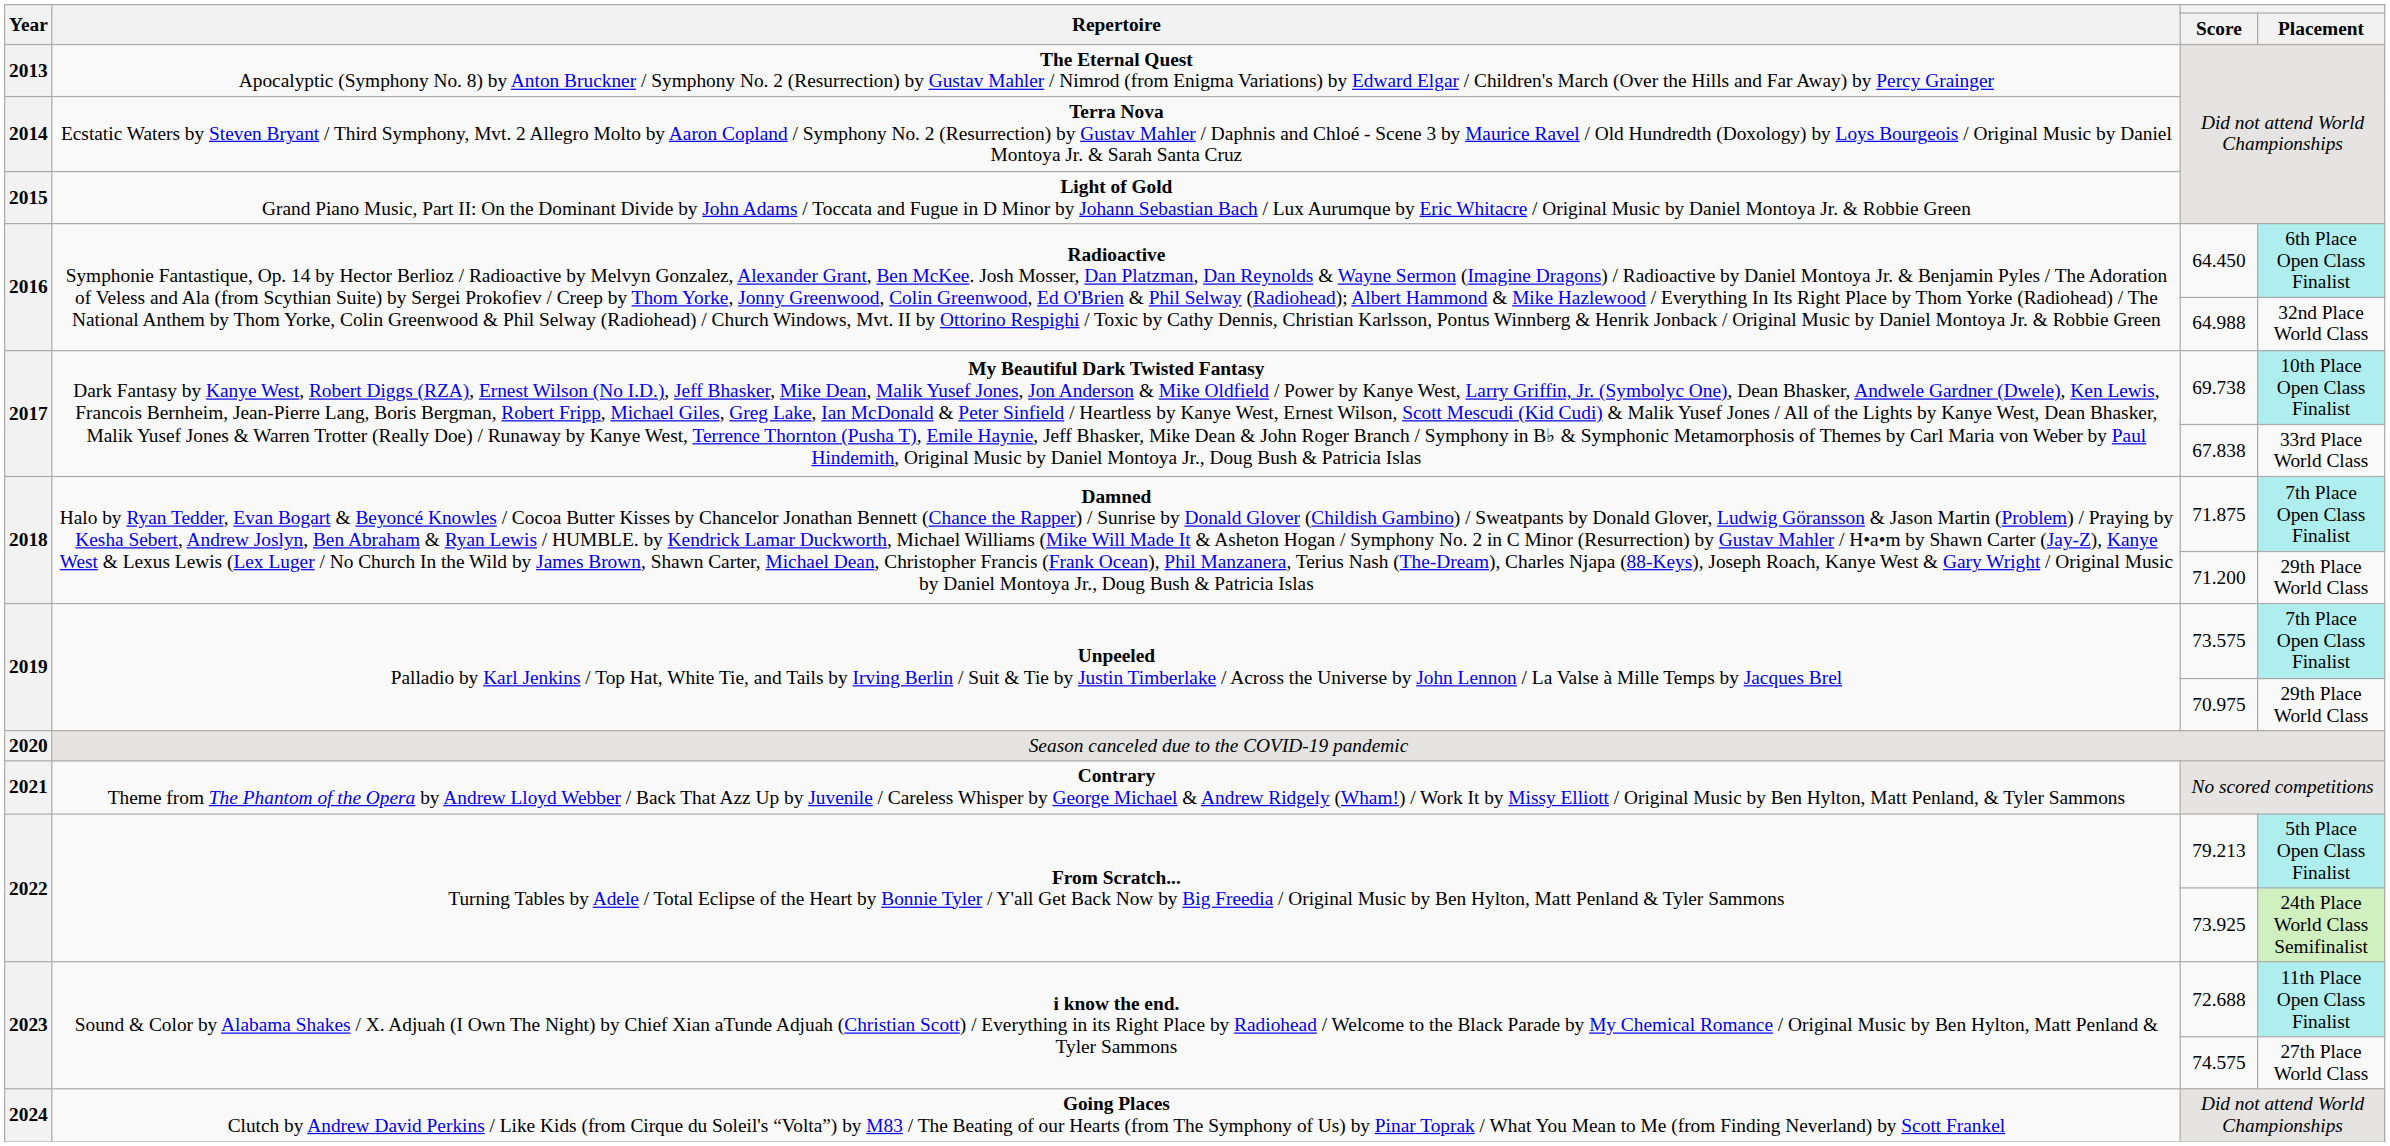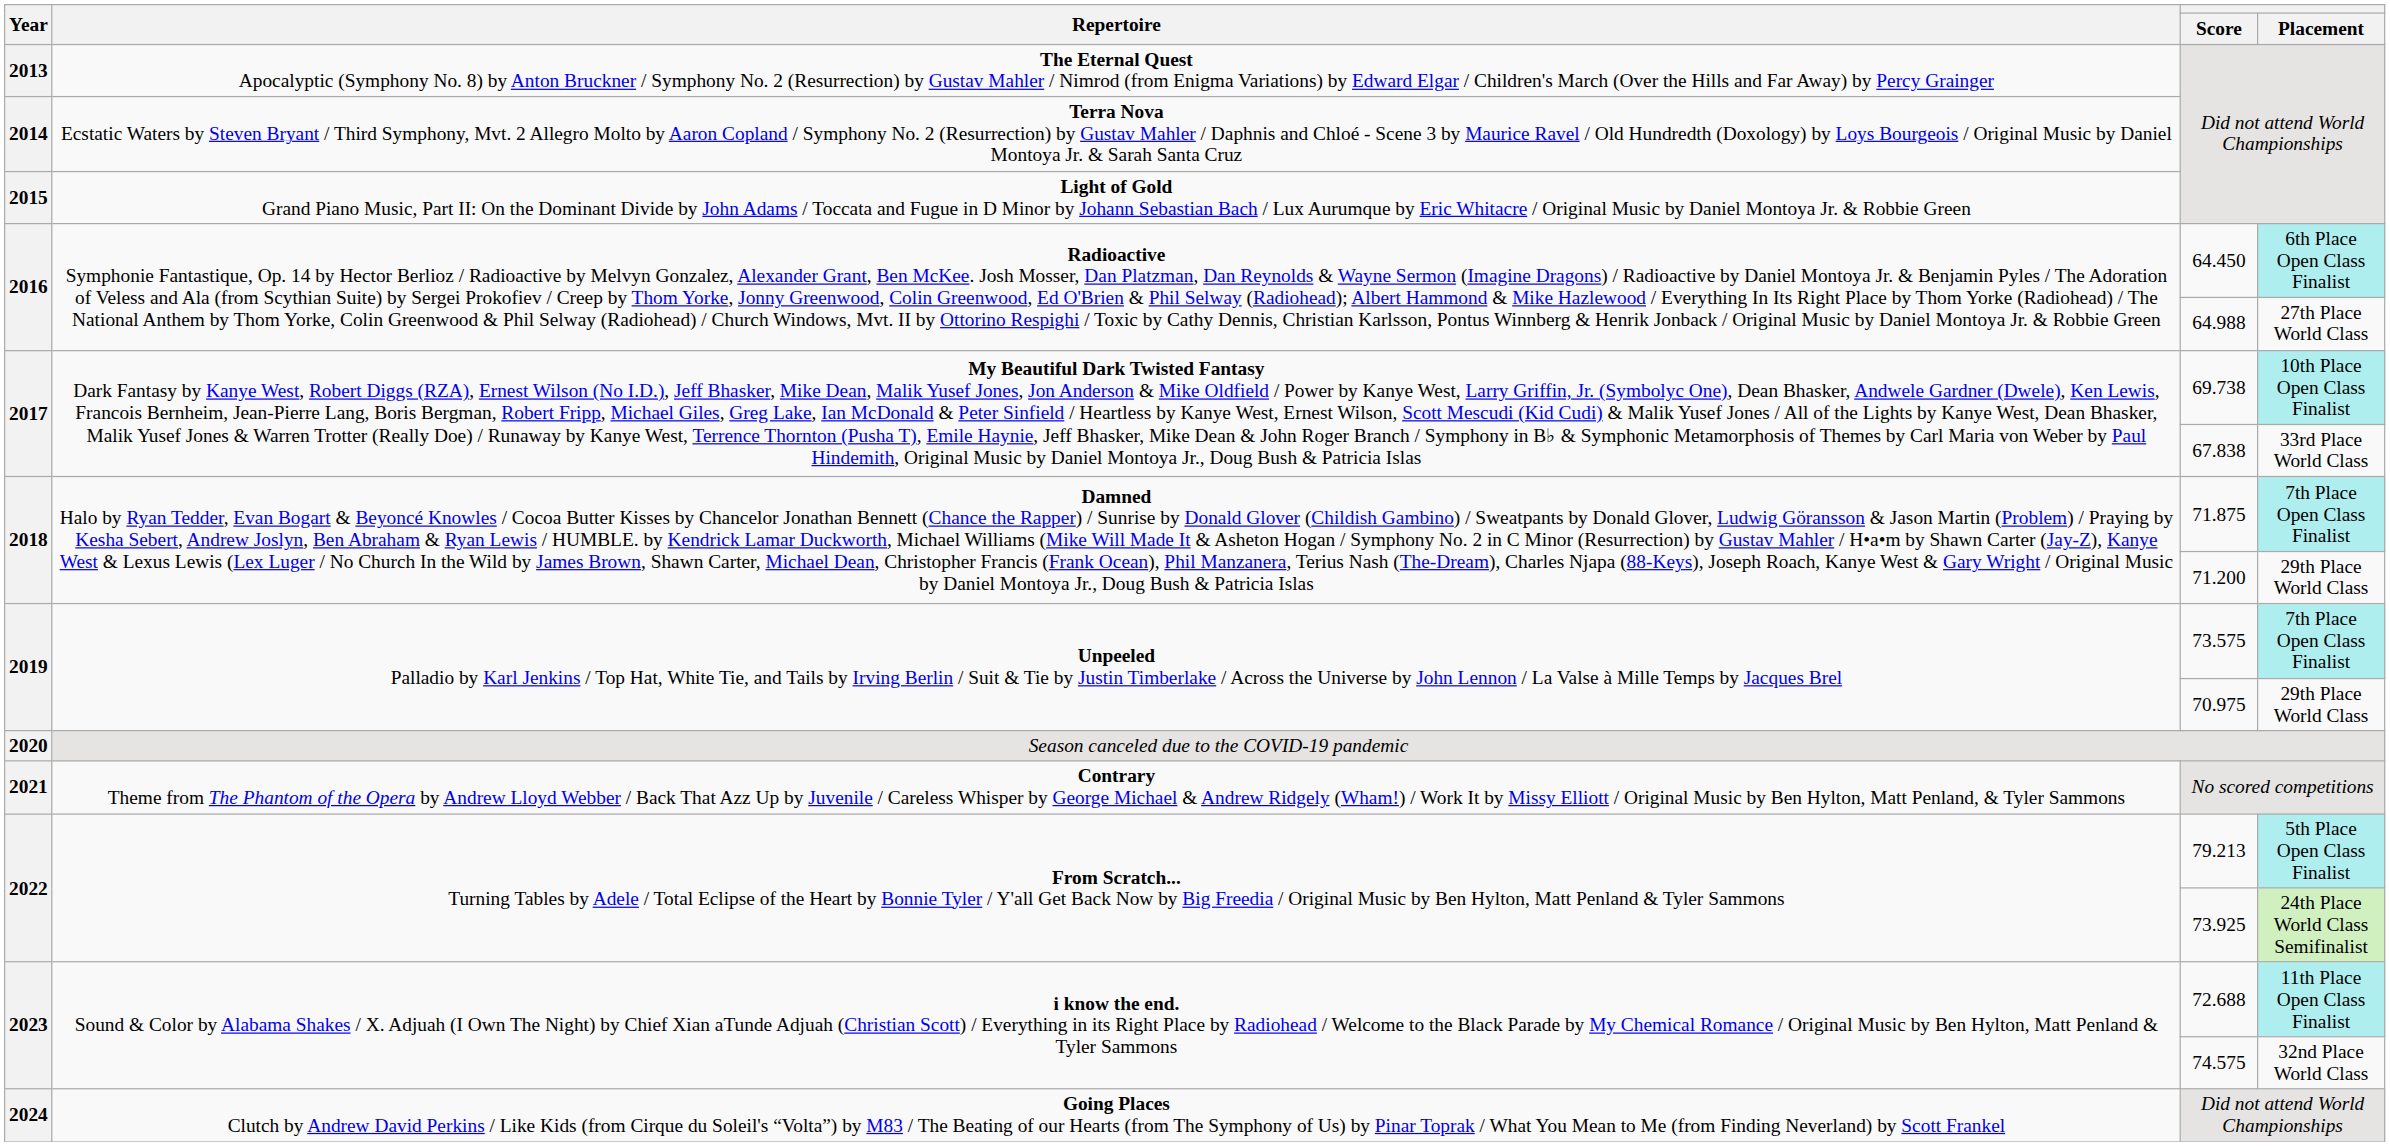(2321, 323) 32nd Place World Class -> (2321, 323) 27th Place World Class
(2321, 1062) 27th Place World Class -> (2321, 1062) 32nd Place World Class
